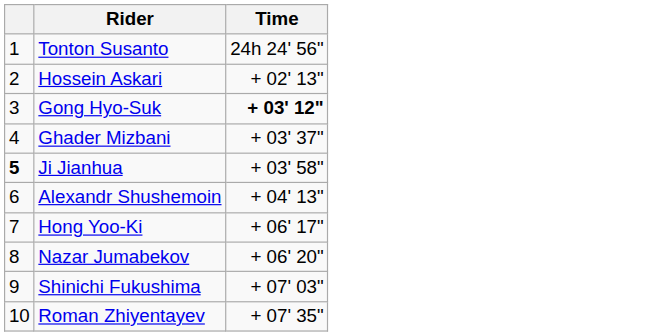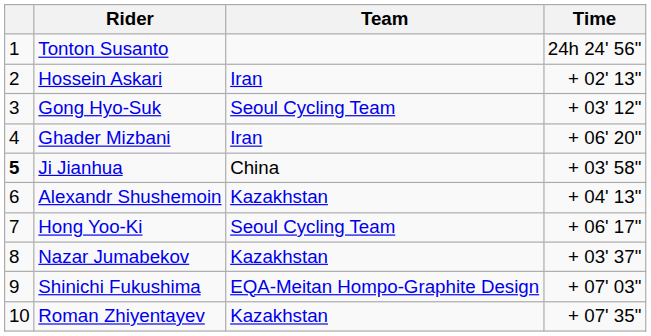+ column: (385, 19)
(285, 108) bold -> (605, 108) normal
(287, 138) + 03' 37" -> (605, 138) + 06' 20"
(287, 256) + 06' 20" -> (605, 256) + 03' 37"
